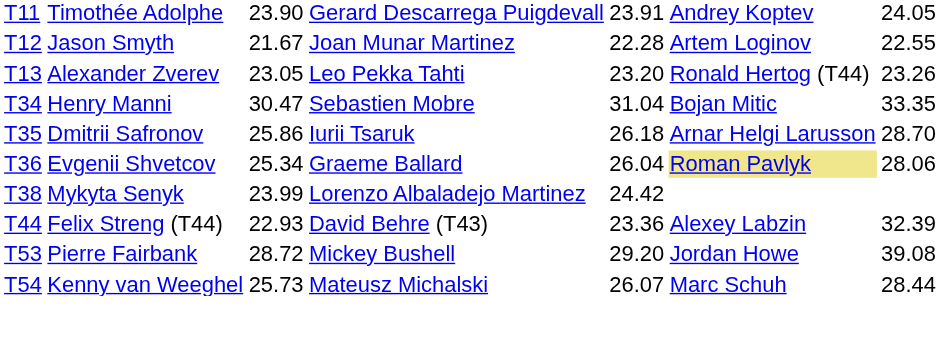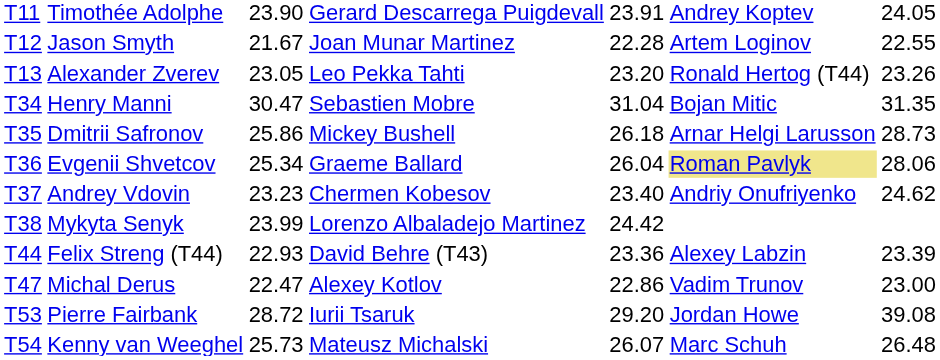(908, 103) 33.35 -> (908, 103) 31.35
(362, 133) Iurii Tsaruk -> (382, 133) Mickey Bushell
(908, 133) 28.70 -> (908, 133) 28.73
+ row: (119, 194)
(908, 224) 32.39 -> (908, 254) 23.39
+ row: (111, 284)
(382, 254) Mickey Bushell -> (362, 314) Iurii Tsaruk
(908, 284) 28.44 -> (908, 344) 26.48
